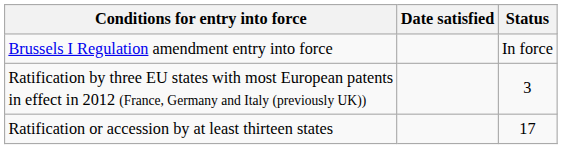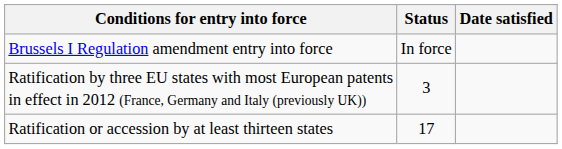columns swapped: (527, 19) <-> (448, 19)
